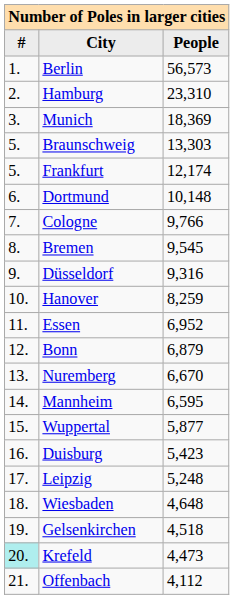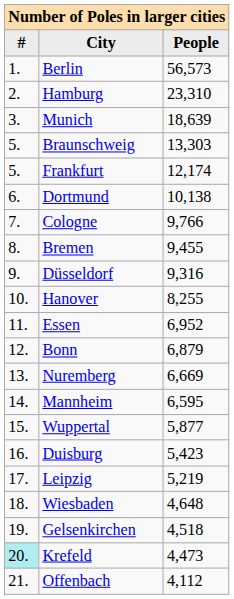(189, 119) 18,369 -> (189, 119) 18,639
(189, 196) 10,148 -> (189, 196) 10,138
(185, 247) 9,545 -> (185, 247) 9,455
(185, 299) 8,259 -> (185, 299) 8,255
(185, 376) 6,670 -> (185, 376) 6,669
(185, 478) 5,248 -> (185, 478) 5,219
